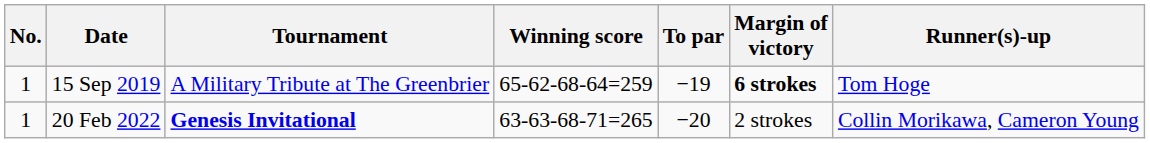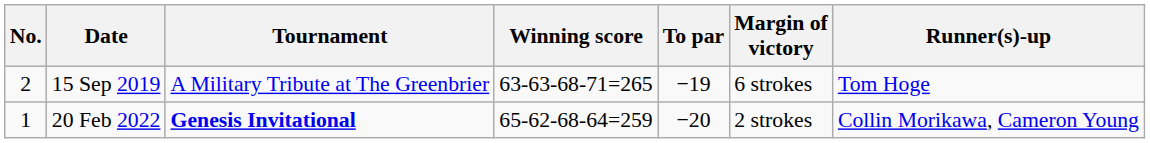(26, 84) 1 -> (26, 84) 2
(576, 84) 65-62-68-64=259 -> (576, 84) 63-63-68-71=265
(775, 84) bold -> (773, 84) normal
(576, 120) 63-63-68-71=265 -> (576, 120) 65-62-68-64=259
